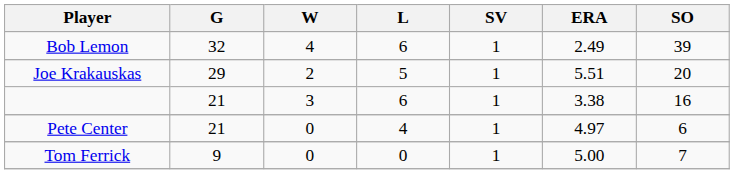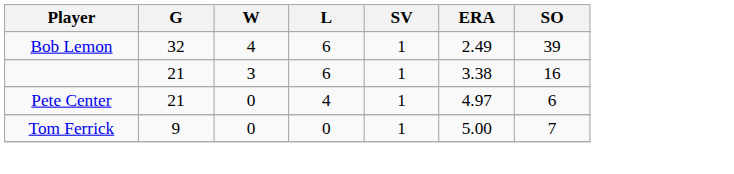- row: (87, 73)
